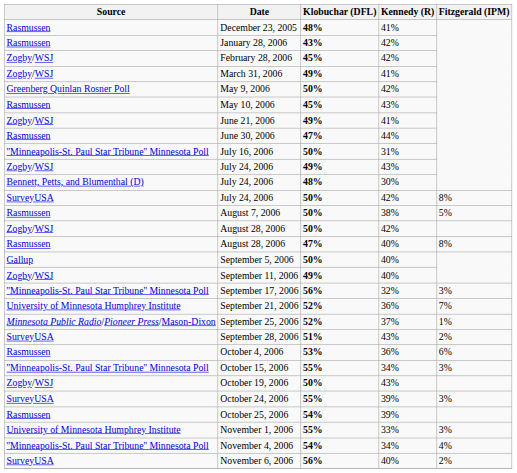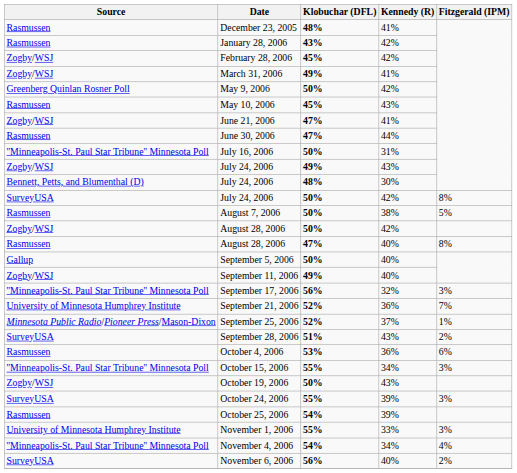(313, 120) 49% -> (313, 120) 47%
